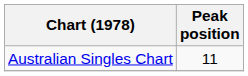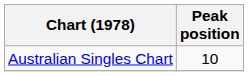(210, 58) 11 -> (210, 58) 10
